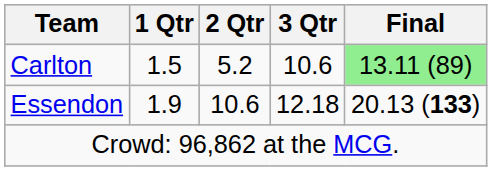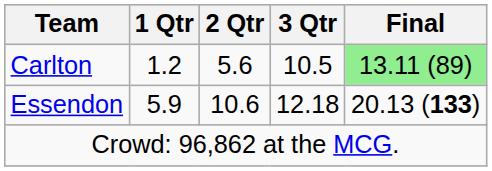(164, 64) 1.5 -> (164, 64) 1.2
(235, 64) 5.2 -> (235, 64) 5.6
(308, 64) 10.6 -> (308, 64) 10.5
(164, 104) 1.9 -> (164, 104) 5.9
